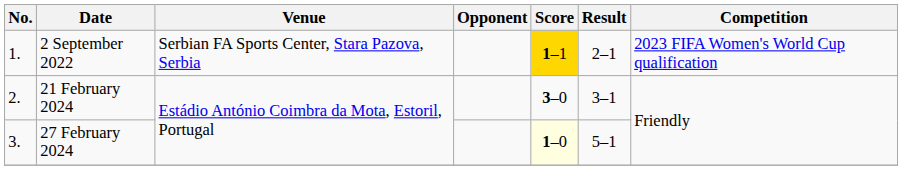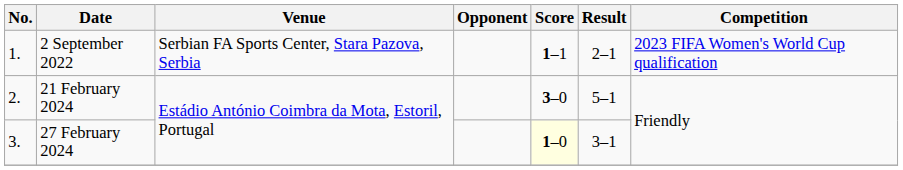(555, 52) gold background -> (555, 52) no background
(604, 97) 3–1 -> (604, 97) 5–1
(604, 142) 5–1 -> (604, 142) 3–1
